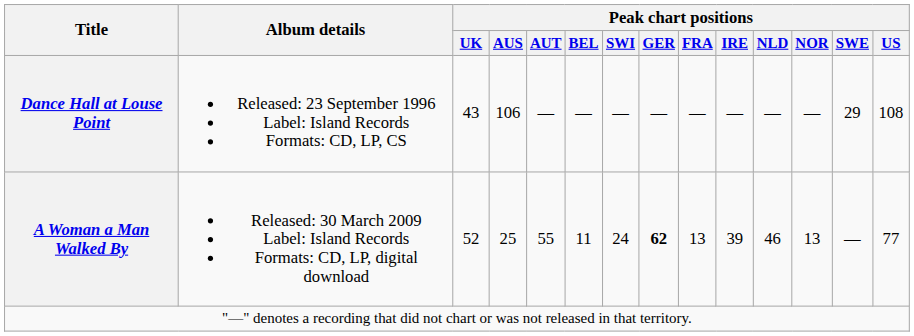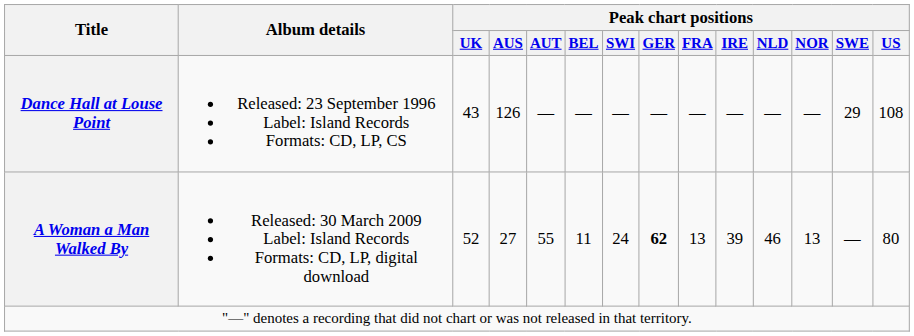(508, 113) 106 -> (508, 113) 126
(508, 238) 25 -> (508, 238) 27
(891, 238) 77 -> (891, 238) 80
